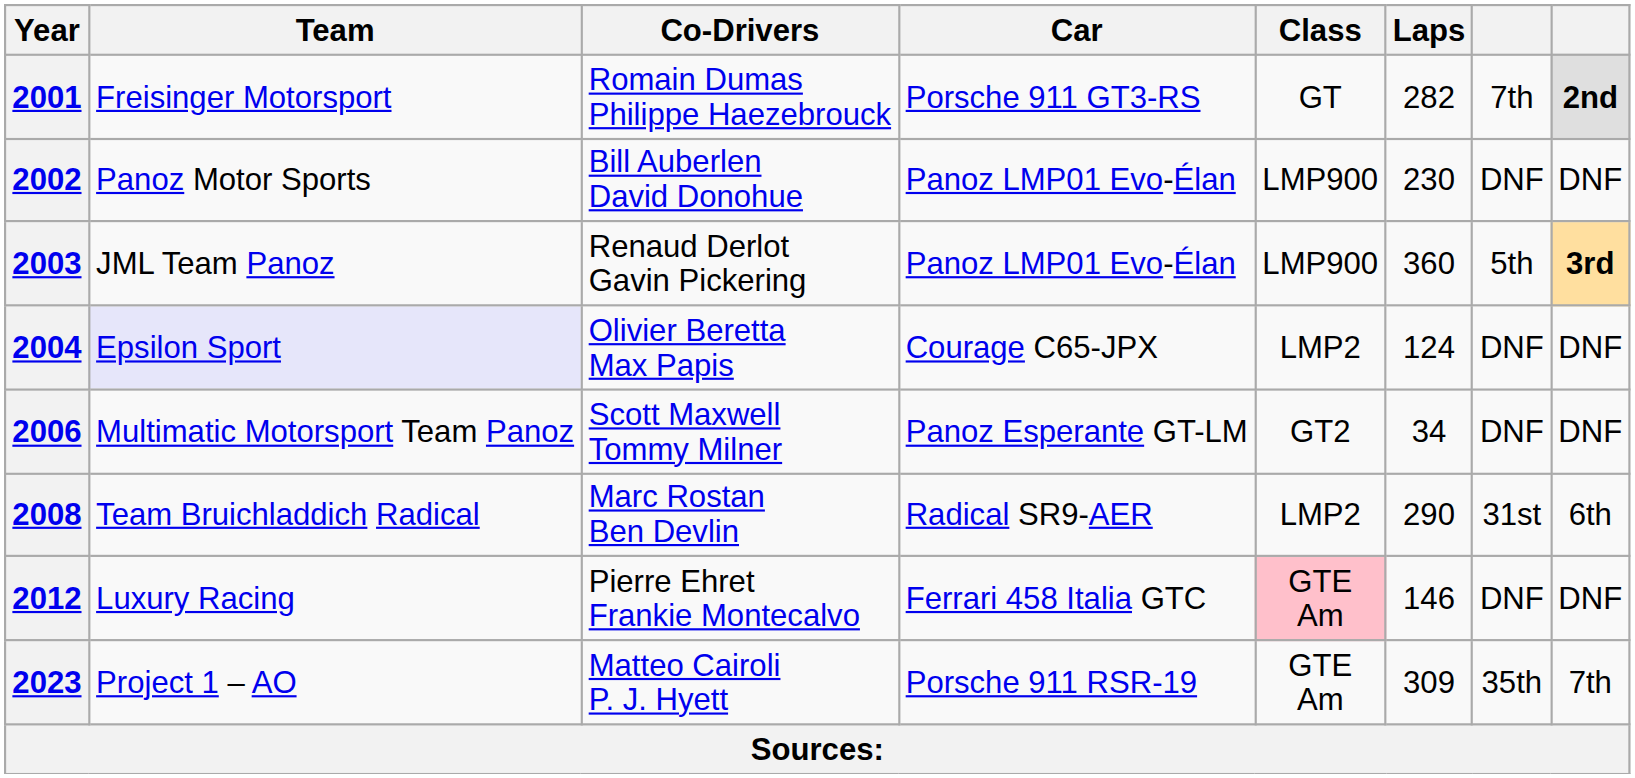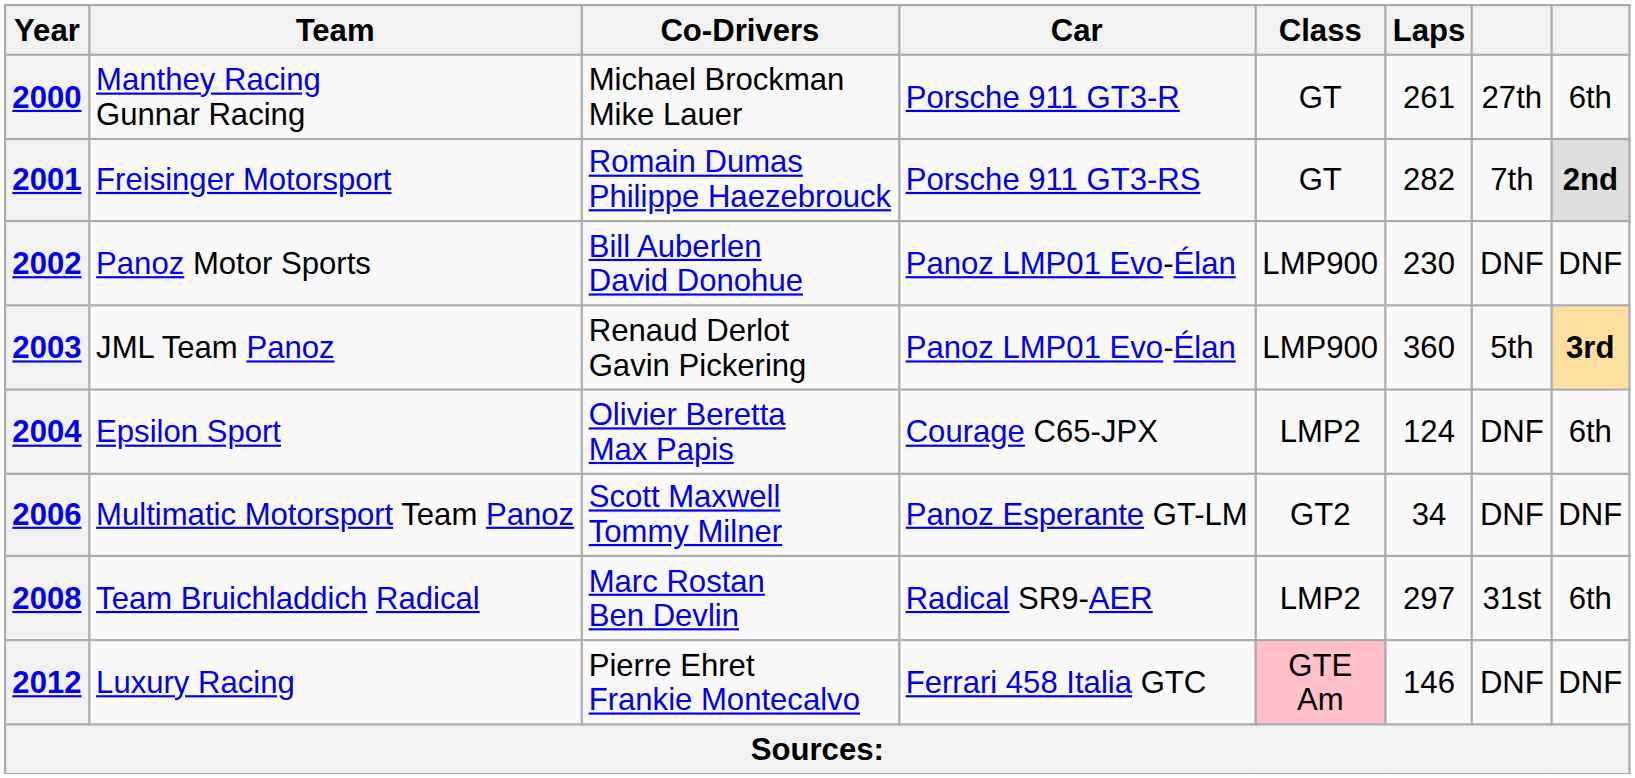+ row: (47, 96)
(189, 348) lavender background -> (189, 431) no background
(1590, 348) DNF -> (1590, 431) 6th
(1429, 515) 290 -> (1429, 599) 297
- row: (47, 682)
